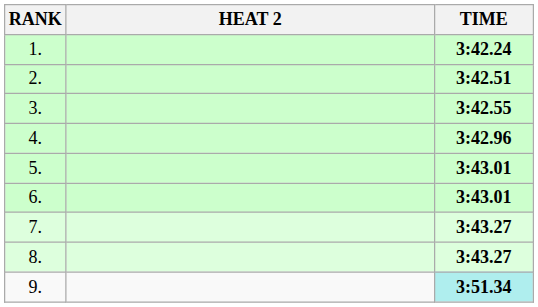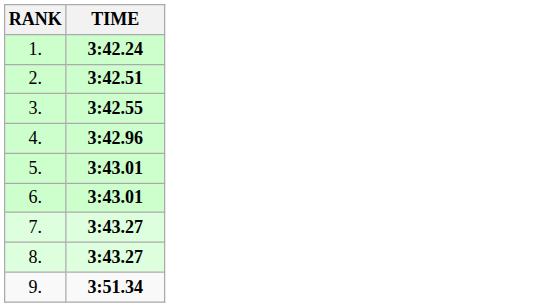- column: (250, 19)
(484, 286) paleturquoise background -> (115, 286) no background
